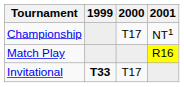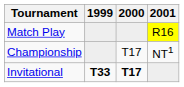rows swapped: (36, 53) <-> (44, 33)
(131, 72) normal -> (131, 72) bold
